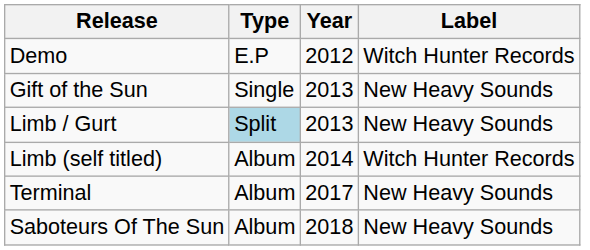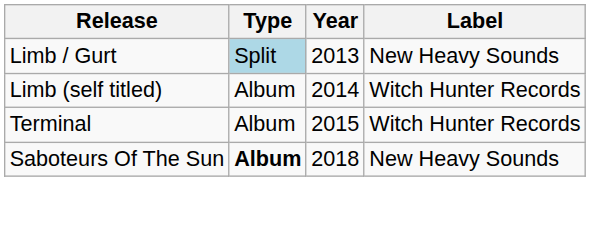- row: (38, 55)
- row: (79, 90)
(329, 192) 2017 -> (335, 124) 2015
(458, 192) New Heavy Sounds -> (475, 124) Witch Hunter Records
(265, 227) normal -> (268, 158) bold
